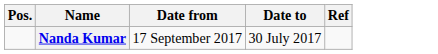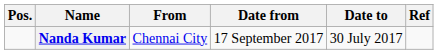+ column: (170, 15)
